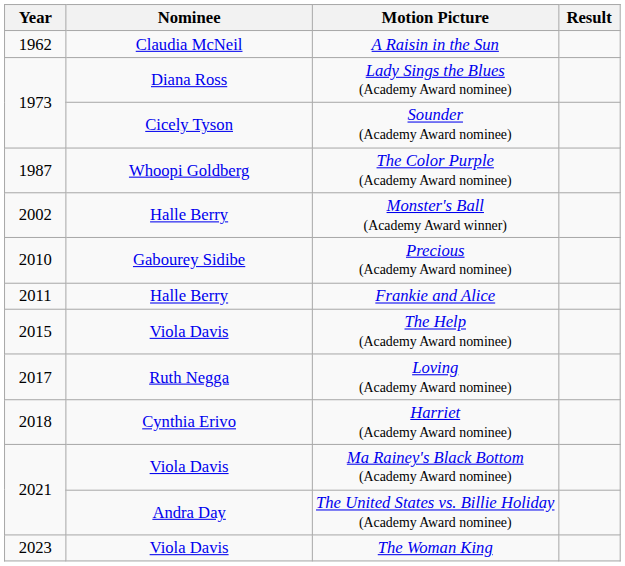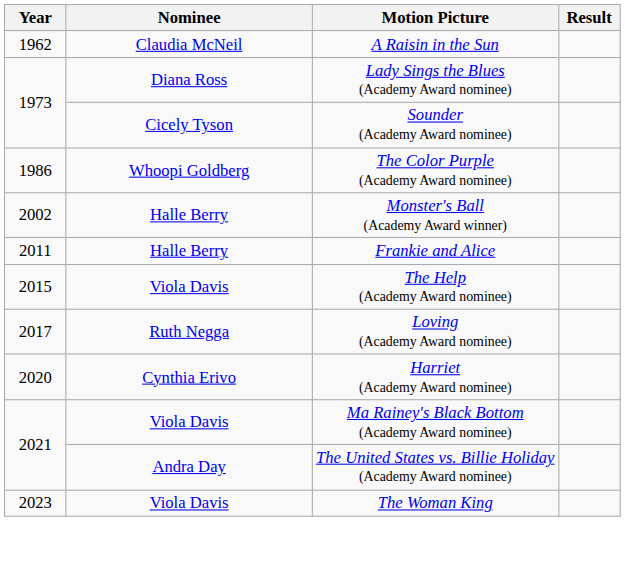(35, 170) 1987 -> (35, 170) 1986
- row: (435, 260)
(35, 421) 2018 -> (35, 376) 2020
